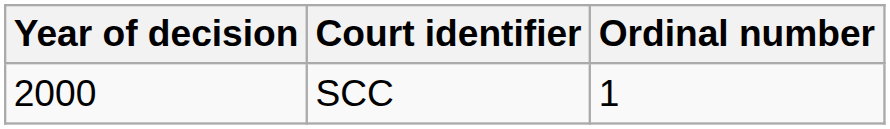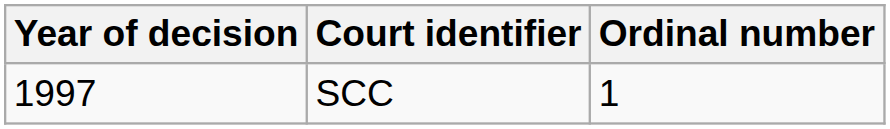(55, 92) 2000 -> (55, 92) 1997
